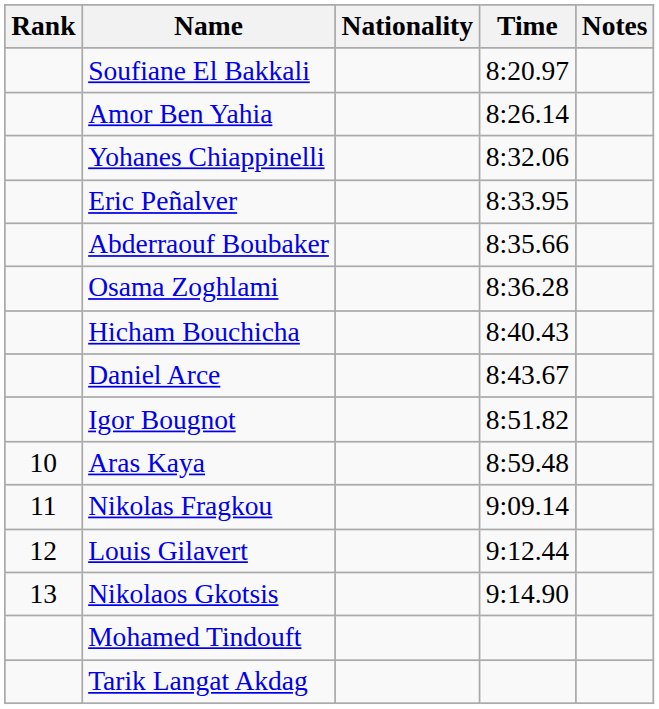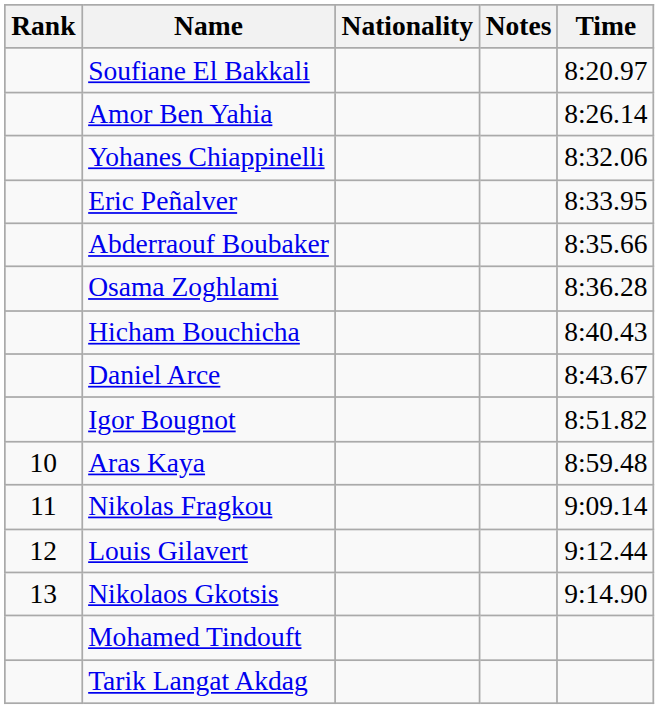columns swapped: (527, 26) <-> (615, 26)
